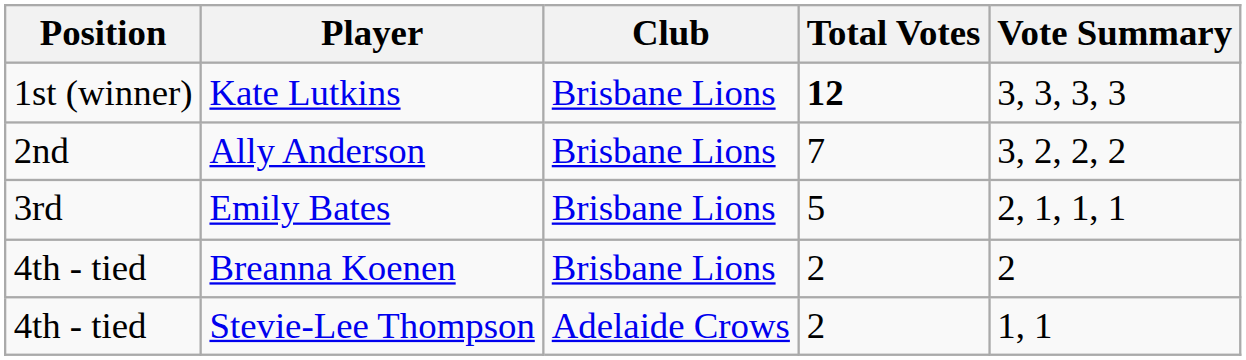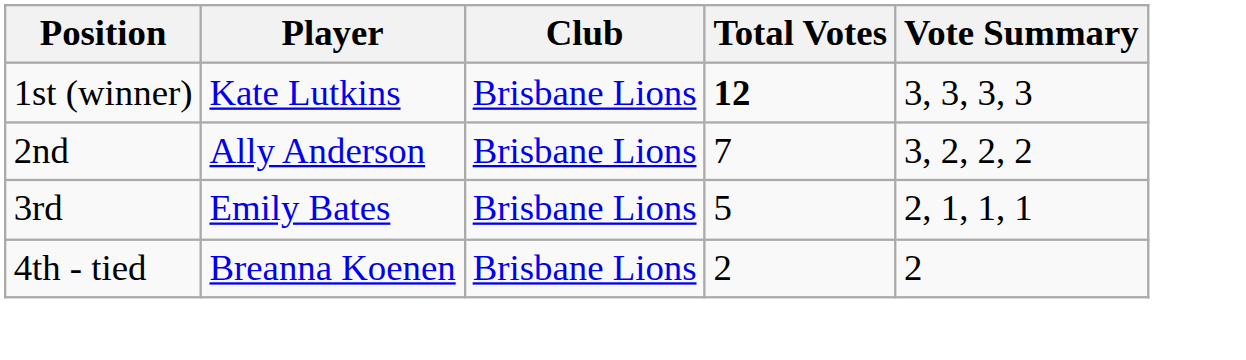- row: (372, 325)
